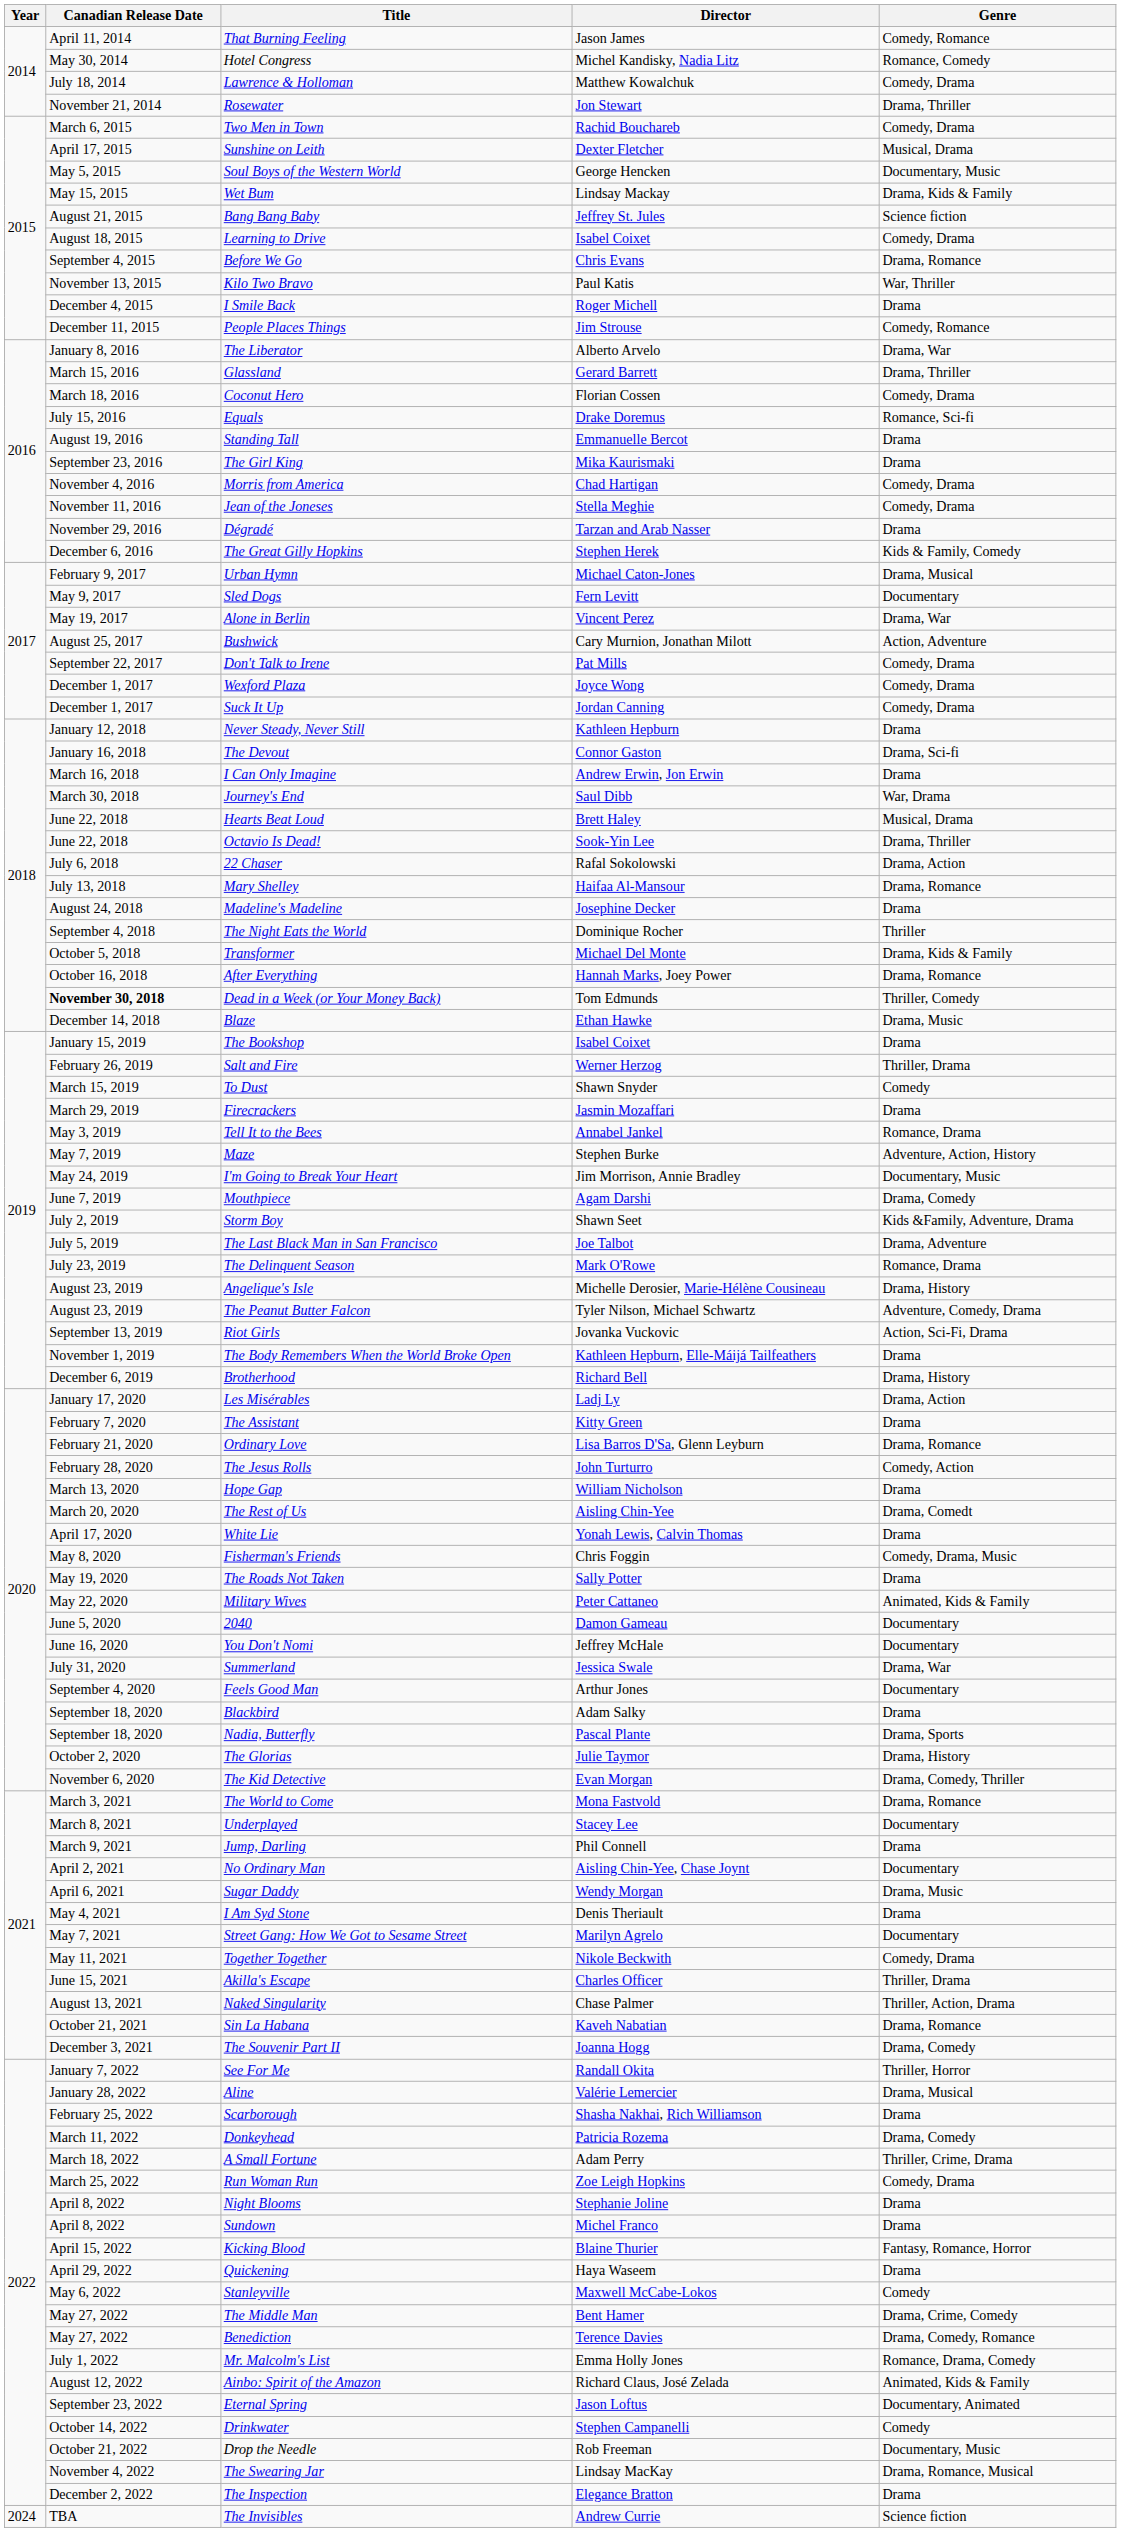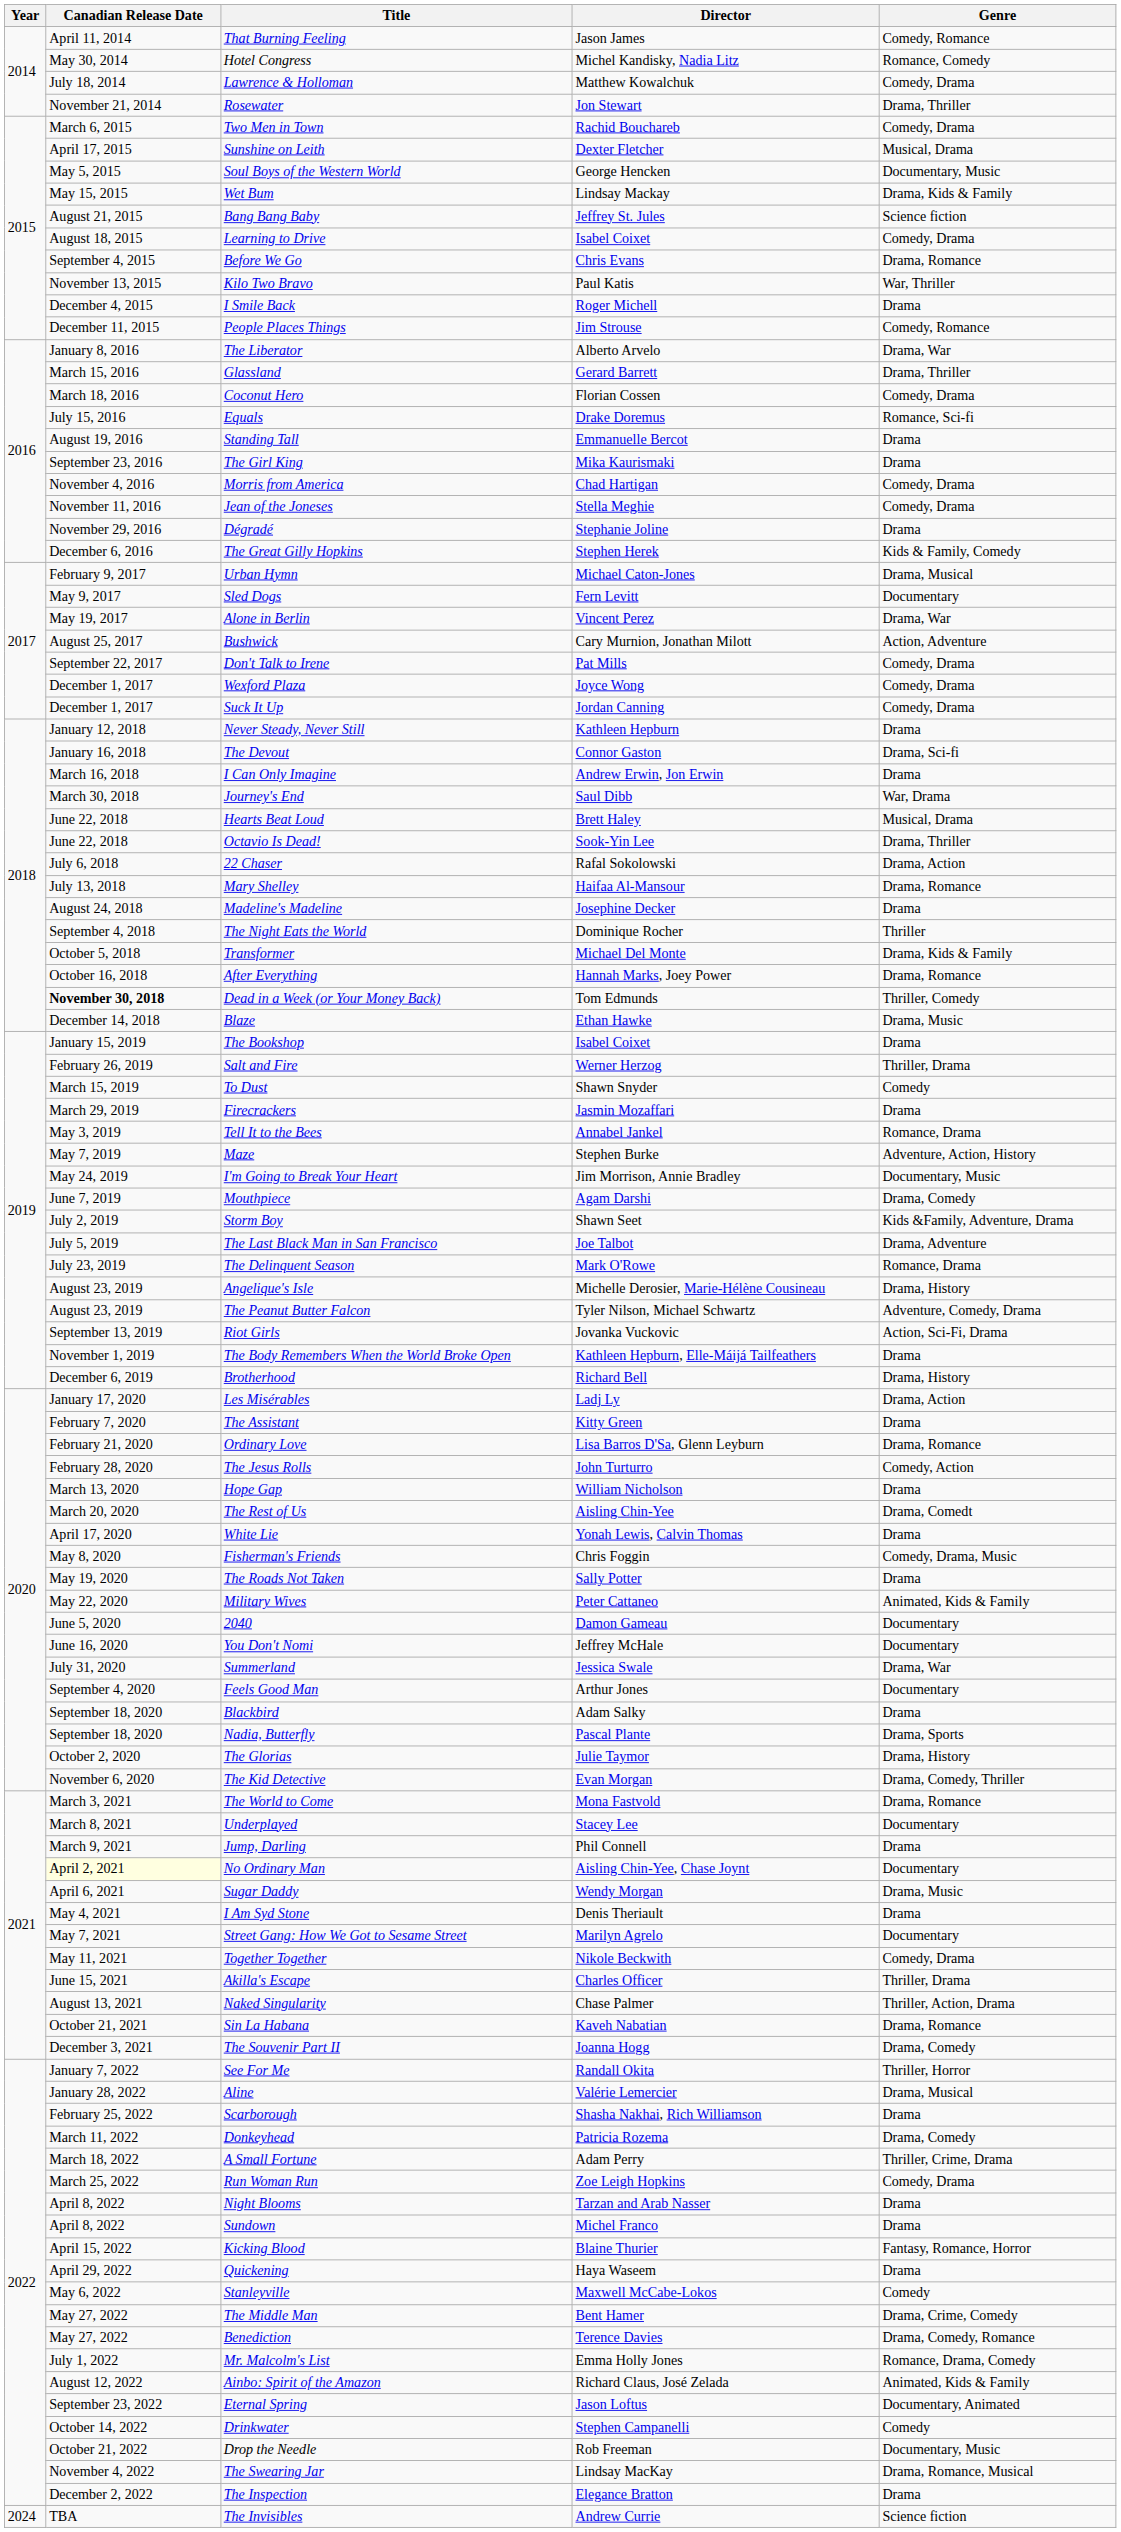(643, 529) Tarzan and Arab Nasser -> (622, 529) Stephanie Joline
(87, 1869) no background -> (87, 1869) lightyellow background
(622, 2204) Stephanie Joline -> (643, 2204) Tarzan and Arab Nasser
